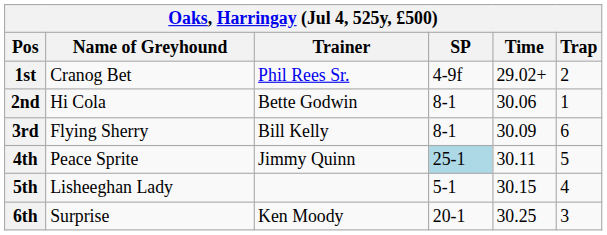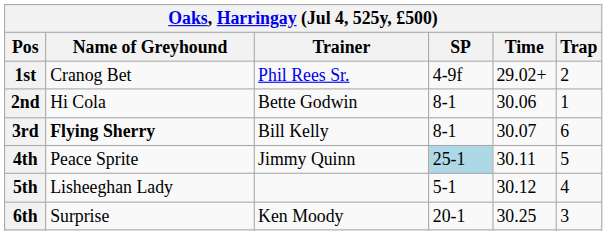(99, 131) normal -> (103, 131) bold
(516, 131) 30.09 -> (516, 131) 30.07
(516, 187) 30.15 -> (516, 187) 30.12
